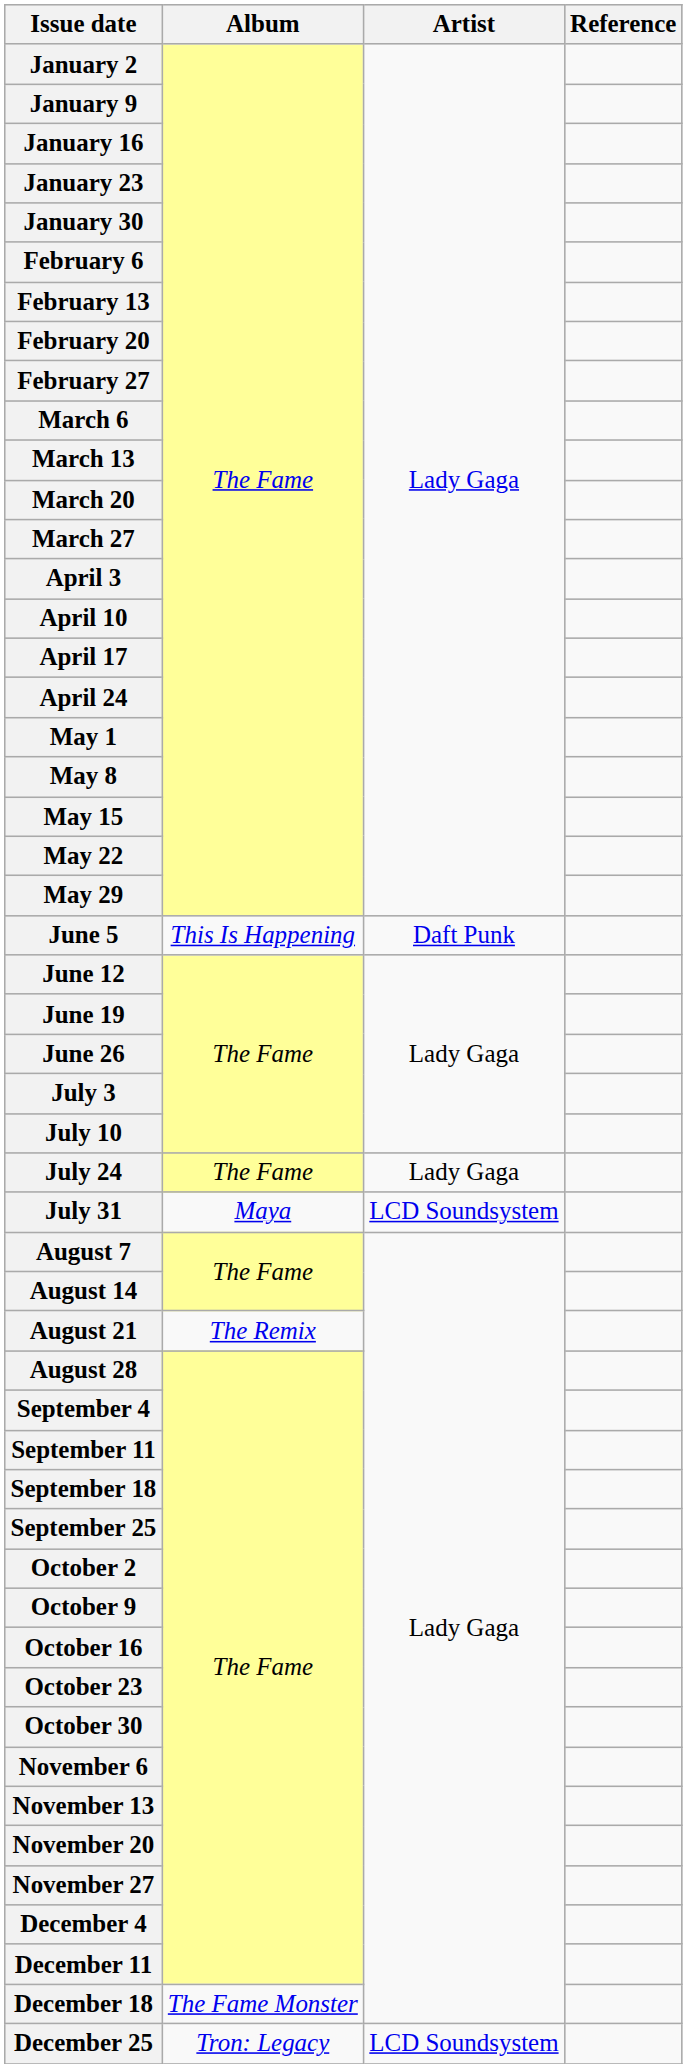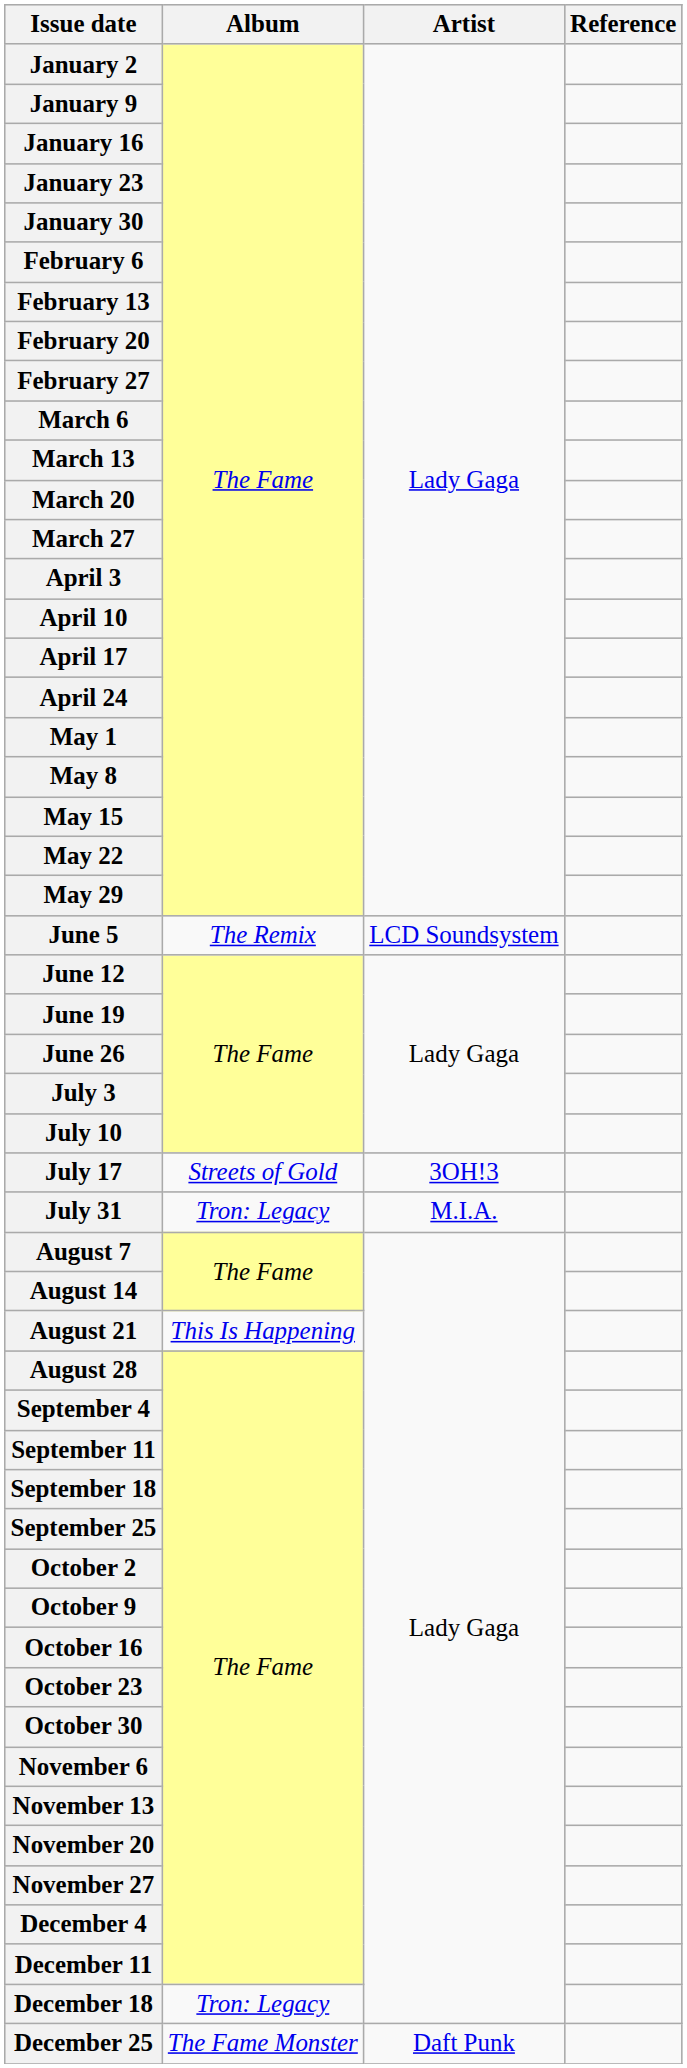(263, 934) This Is Happening -> (263, 934) The Remix
(464, 934) Daft Punk -> (464, 934) LCD Soundsystem
+ row: (83, 1172)
- row: (83, 1172)
(263, 1211) Maya -> (263, 1211) Tron: Legacy
(464, 1211) LCD Soundsystem -> (464, 1211) M.I.A.
(263, 1330) The Remix -> (263, 1330) This Is Happening
(263, 2003) The Fame Monster -> (263, 2003) Tron: Legacy
(263, 2043) Tron: Legacy -> (263, 2043) The Fame Monster
(464, 2043) LCD Soundsystem -> (464, 2043) Daft Punk
